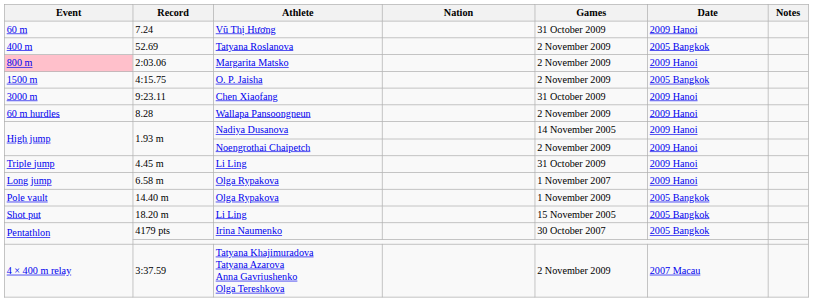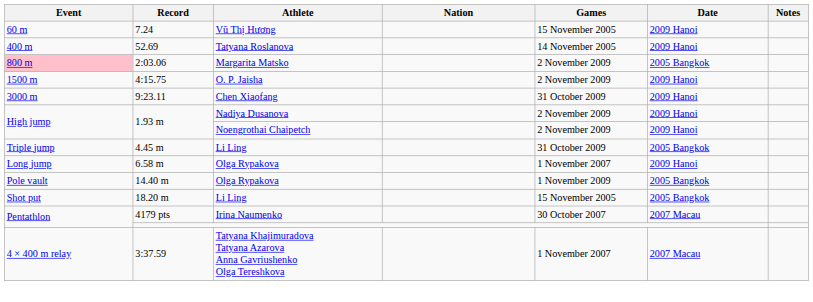(571, 29) 31 October 2009 -> (577, 29) 15 November 2005
(574, 46) 2 November 2009 -> (577, 46) 14 November 2005
(680, 46) 2005 Bangkok -> (674, 46) 2009 Hanoi
(674, 63) 2009 Hanoi -> (680, 63) 2005 Bangkok
(680, 80) 2005 Bangkok -> (674, 80) 2009 Hanoi
- row: (144, 113)
(577, 130) 14 November 2005 -> (574, 113) 2 November 2009
(674, 164) 2009 Hanoi -> (680, 147) 2005 Bangkok
(680, 231) 2005 Bangkok -> (675, 214) 2007 Macau
(574, 270) 2 November 2009 -> (574, 254) 1 November 2007
